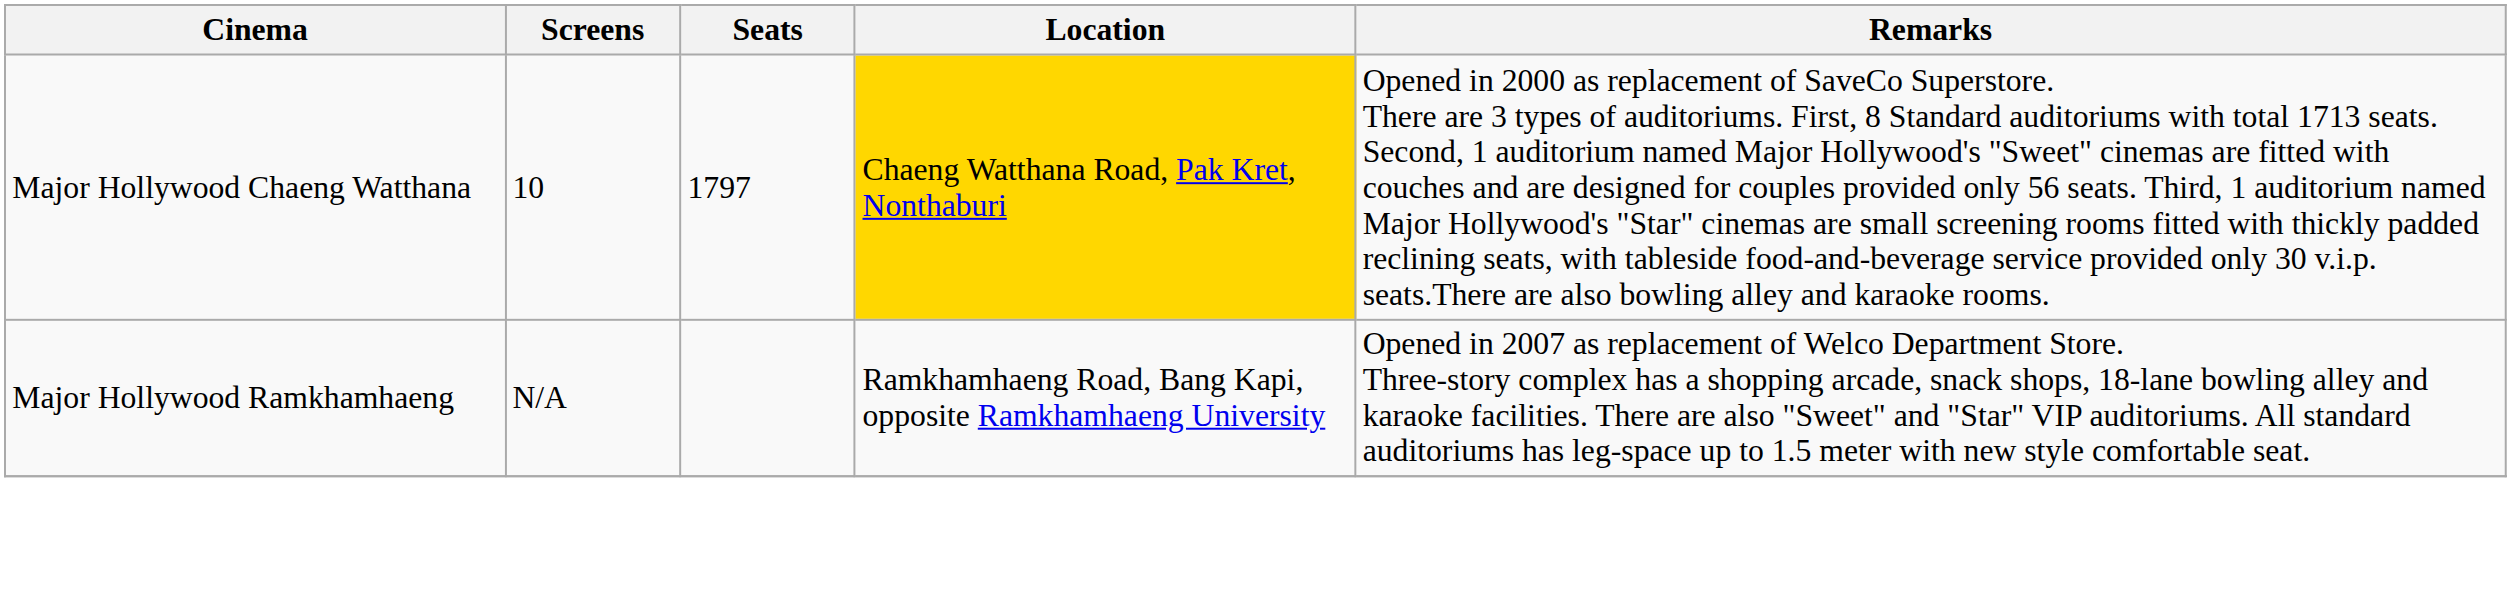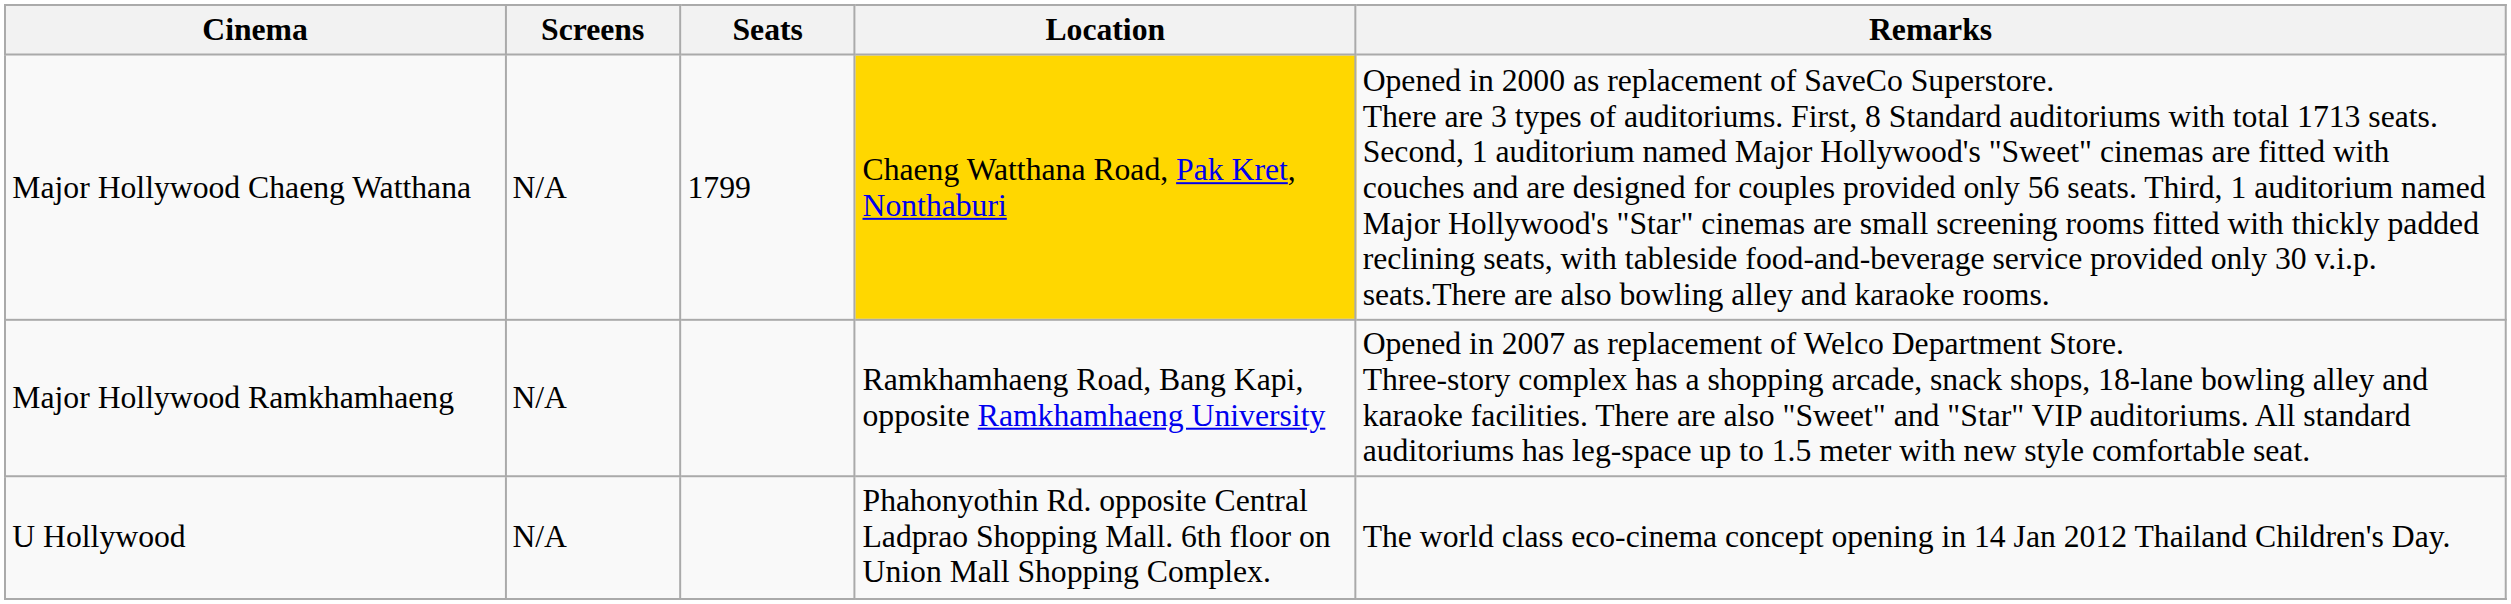(528, 186) 10 -> (540, 186) N/A
(719, 186) 1797 -> (719, 186) 1799
+ row: (99, 536)
